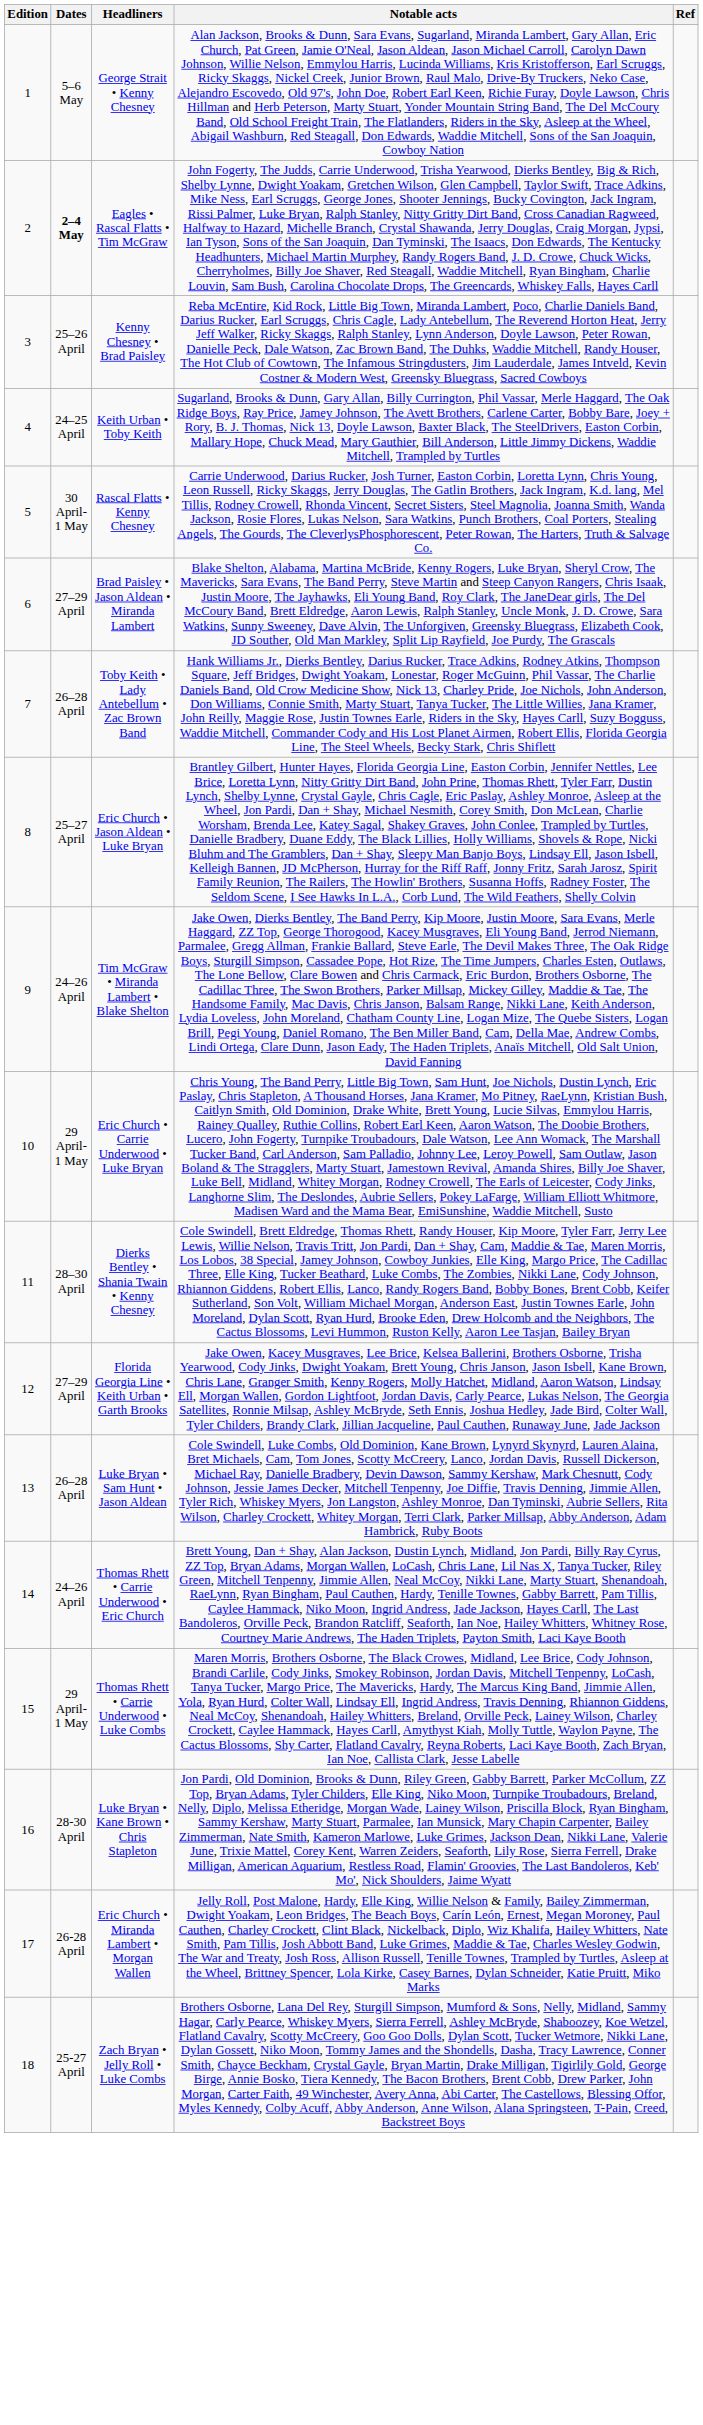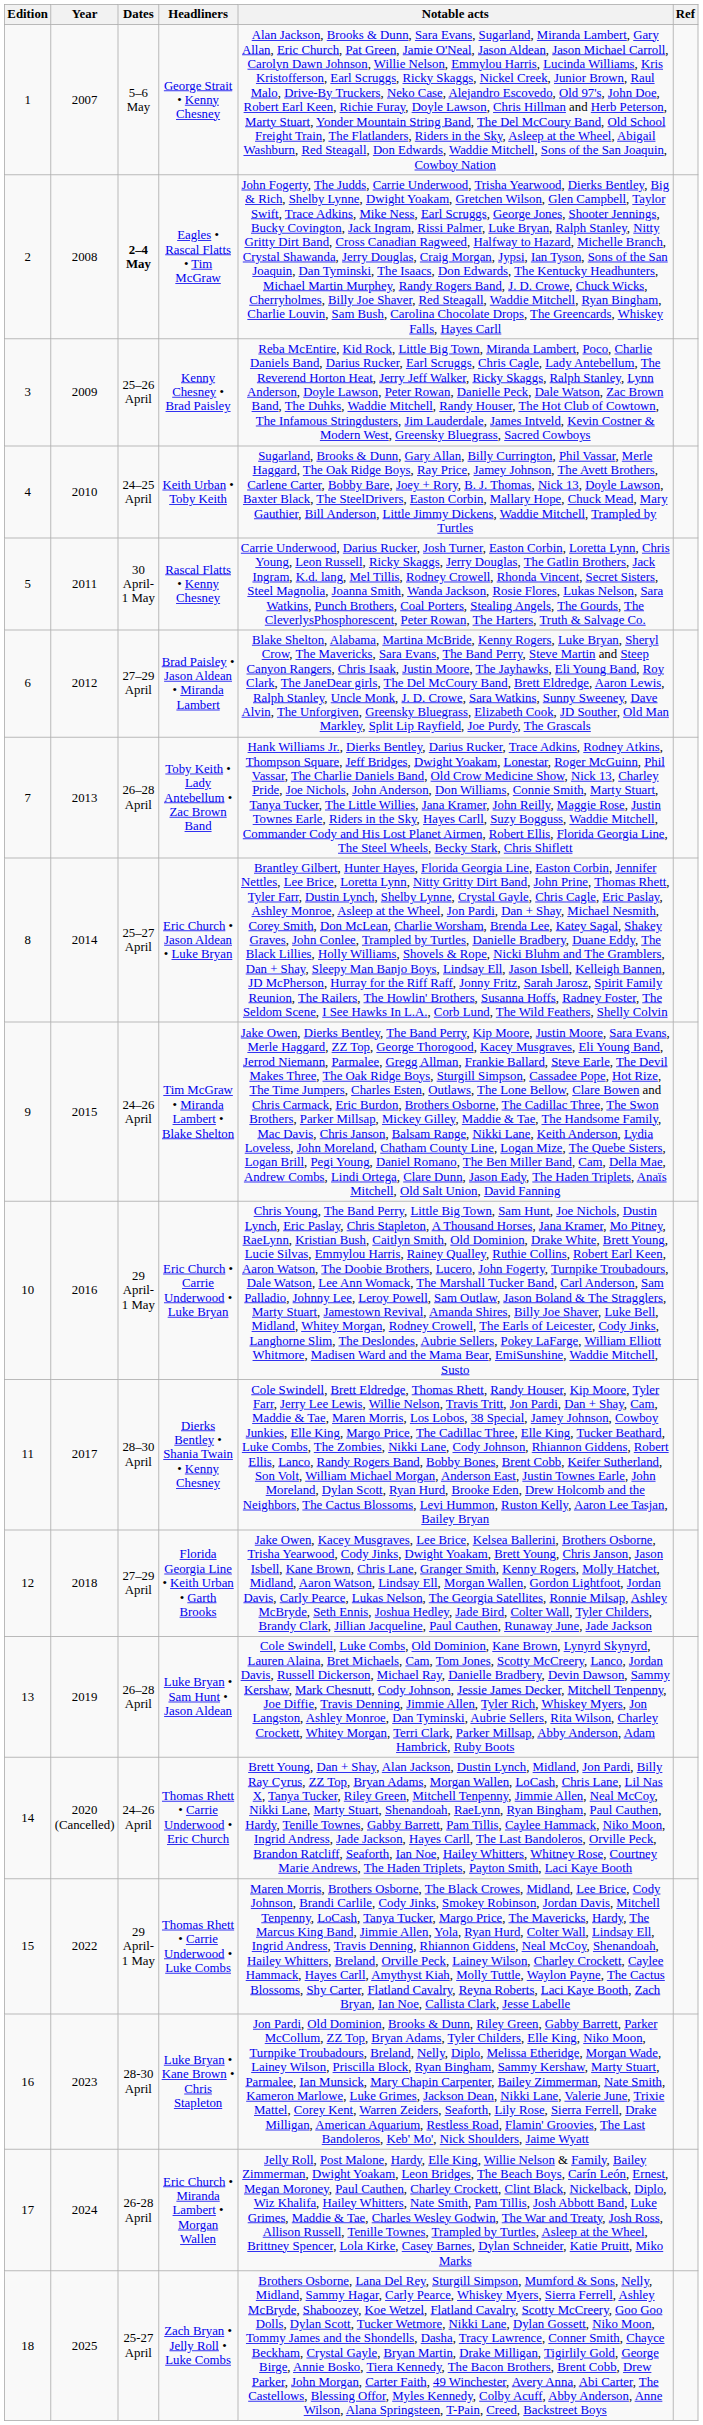+ column: (85, 14)
